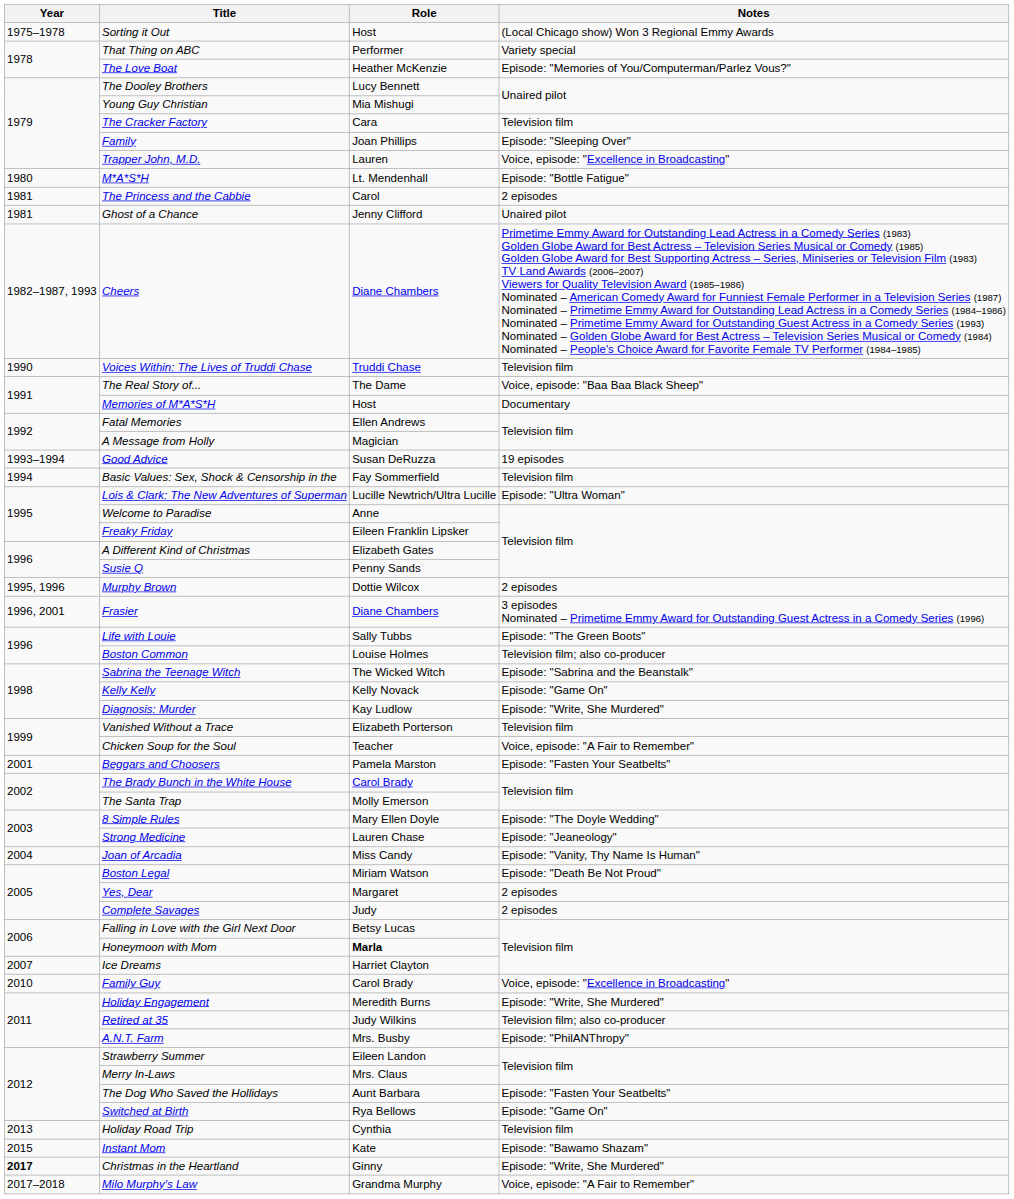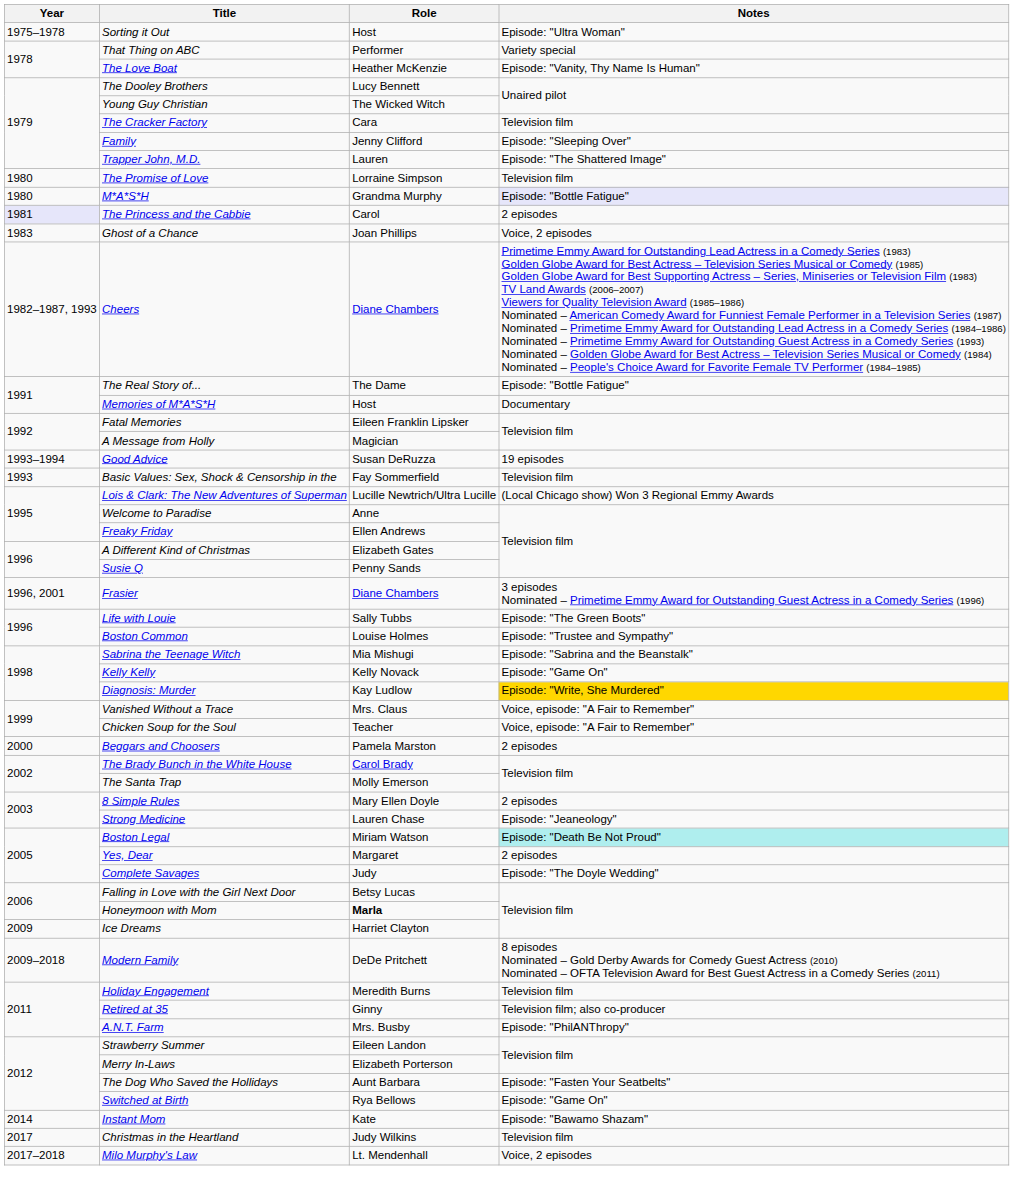(638, 31) (Local Chicago show) Won 3 Regional Emmy Awards -> (563, 31) Episode: "Ultra Woman"
(646, 68) Episode: "Memories of You/Computerman/Parlez Vous?" -> (601, 68) Episode: "Vanity, Thy Name Is Human"
(383, 104) Mia Mishugi -> (399, 104) The Wicked Witch
(384, 141) Joan Phillips -> (387, 141) Jenny Clifford
(615, 159) Voice, episode: "Excellence in Broadcasting" -> (584, 159) Episode: "The Shattered Image"
+ row: (155, 178)
(390, 178) Lt. Mendenhall -> (397, 196) Grandma Murphy
(565, 178) no background -> (565, 196) lavender background
(20, 196) no background -> (20, 214) lavender background
(20, 214) 1981 -> (20, 232) 1983
(387, 214) Jenny Clifford -> (384, 232) Joan Phillips
(534, 214) Unaired pilot -> (547, 232) Voice, 2 episodes
- row: (207, 367)
(602, 386) Voice, episode: "Baa Baa Black Sheep" -> (565, 386) Episode: "Bottle Fatigue"
(389, 422) Ellen Andrews -> (410, 422) Eileen Franklin Lipsker
(20, 477) 1994 -> (20, 477) 1993
(563, 495) Episode: "Ultra Woman" -> (638, 495) (Local Chicago show) Won 3 Regional Emmy Awards
(410, 532) Eileen Franklin Lipsker -> (389, 532) Ellen Andrews
- row: (139, 587)
(583, 654) Television film; also co-producer -> (587, 636) Episode: "Trustee and Sympathy"
(399, 673) The Wicked Witch -> (383, 654) Mia Mishugi
(583, 709) no background -> (583, 691) gold background
(402, 727) Elizabeth Porterson -> (380, 709) Mrs. Claus
(537, 727) Television film -> (598, 709) Voice, episode: "A Fair to Remember"
(20, 764) 2001 -> (20, 746) 2000
(586, 764) Episode: "Fasten Your Seatbelts" -> (529, 746) 2 episodes
(580, 819) Episode: "The Doyle Wedding" -> (529, 800) 2 episodes
- row: (142, 855)
(581, 874) no background -> (581, 837) paleturquoise background
(529, 910) 2 episodes -> (580, 874) Episode: "The Doyle Wedding"
(20, 965) 2007 -> (20, 928) 2009
+ row: (140, 960)
- row: (131, 983)
(583, 1001) Episode: "Write, She Murdered" -> (537, 991) Television film
(384, 1020) Judy Wilkins -> (367, 1009) Ginny
(380, 1075) Mrs. Claus -> (402, 1064) Elizabeth Porterson
- row: (148, 1129)
(20, 1148) 2015 -> (20, 1119) 2014
(20, 1166) bold -> (20, 1137) normal
(367, 1166) Ginny -> (384, 1137) Judy Wilkins
(583, 1166) Episode: "Write, She Murdered" -> (537, 1137) Television film
(397, 1184) Grandma Murphy -> (390, 1155) Lt. Mendenhall
(598, 1184) Voice, episode: "A Fair to Remember" -> (547, 1155) Voice, 2 episodes
